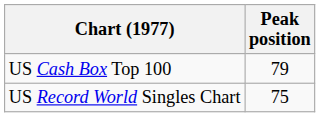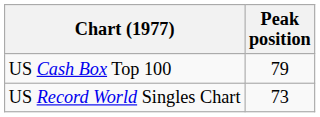(280, 97) 75 -> (280, 97) 73
